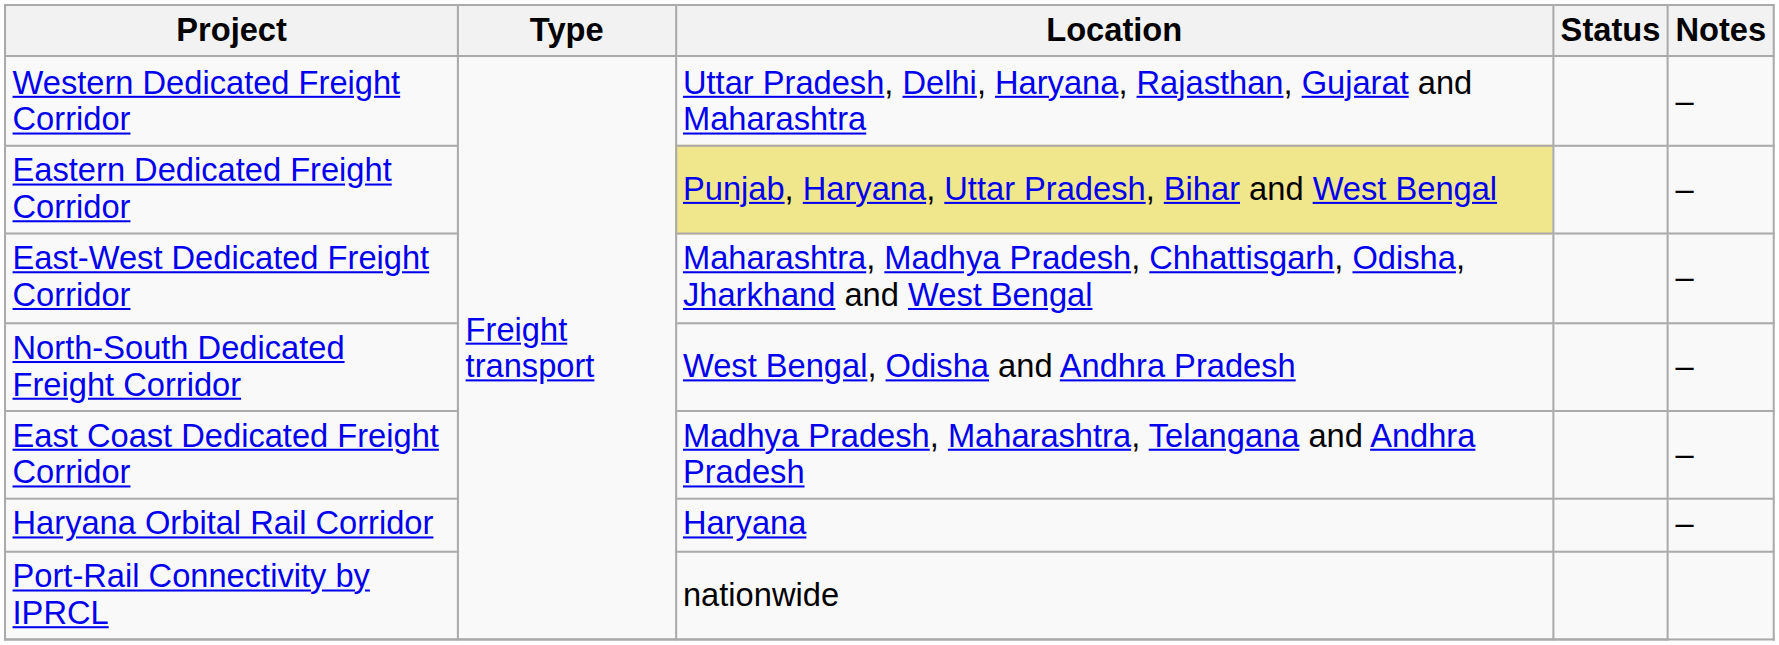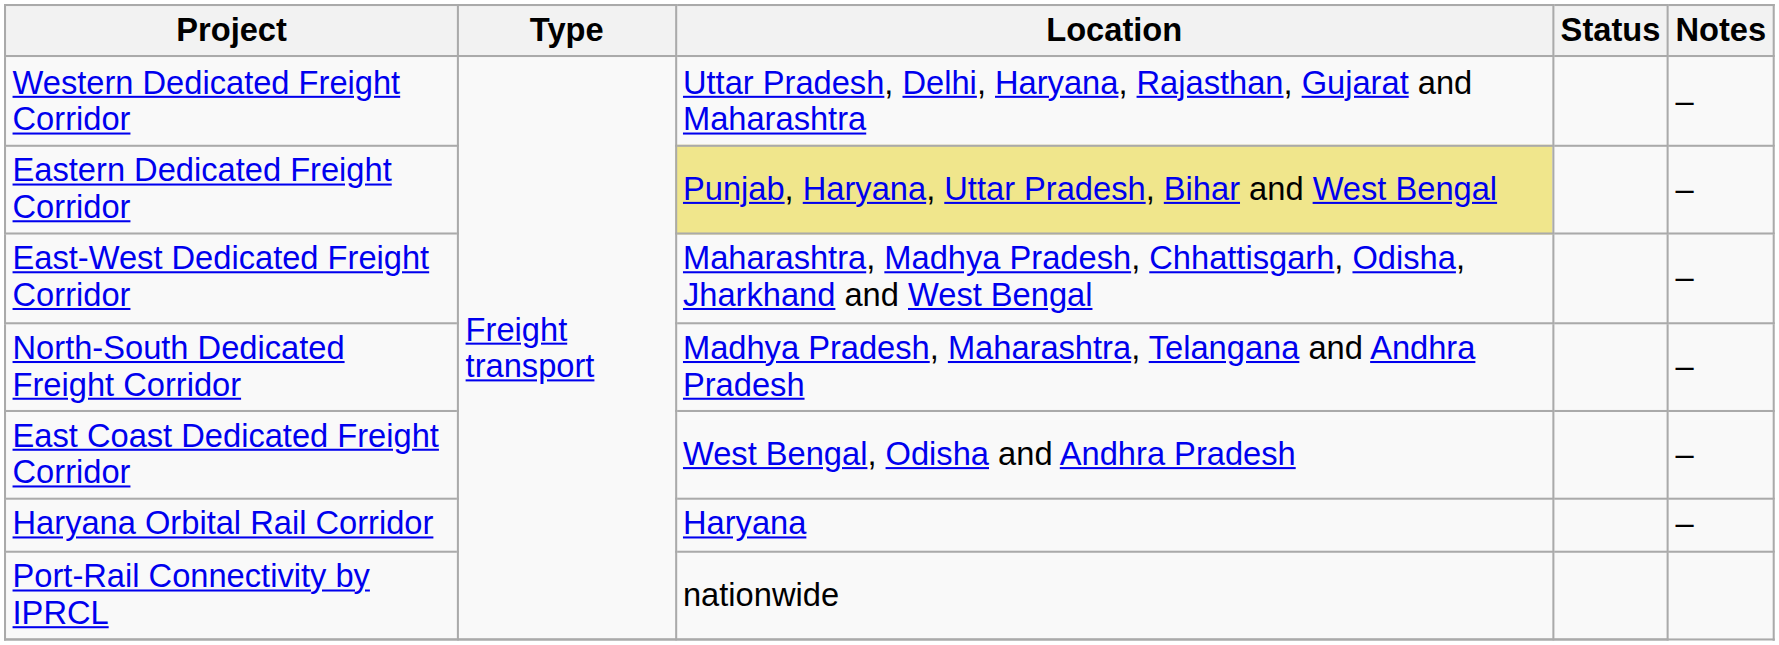(989, 365) West Bengal, Odisha and Andhra Pradesh -> (1079, 365) Madhya Pradesh, Maharashtra, Telangana and Andhra Pradesh
(1079, 454) Madhya Pradesh, Maharashtra, Telangana and Andhra Pradesh -> (989, 454) West Bengal, Odisha and Andhra Pradesh
